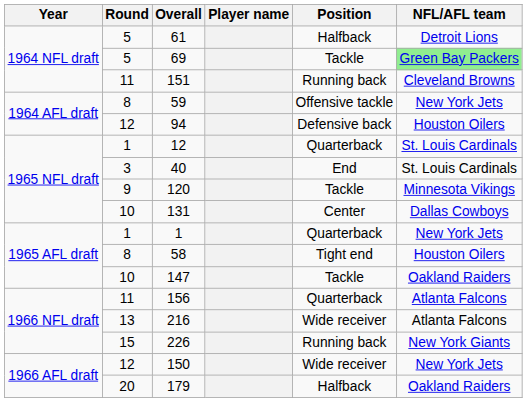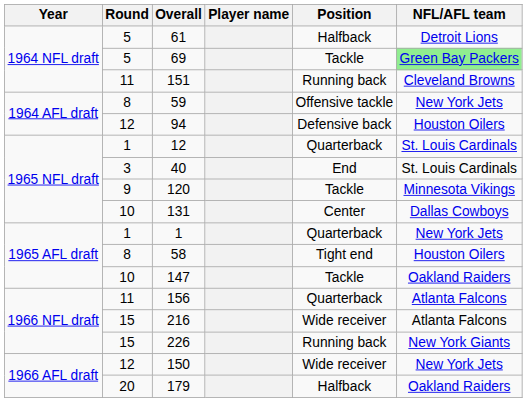(127, 320) 13 -> (127, 320) 15
